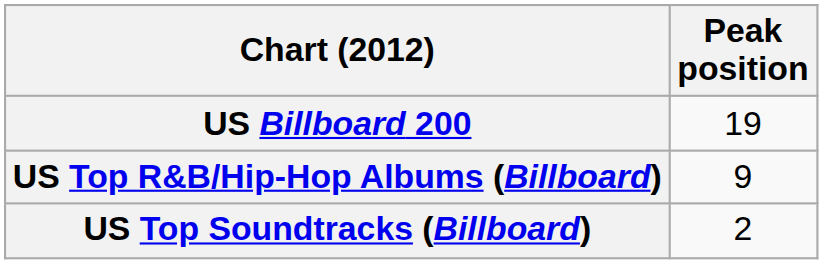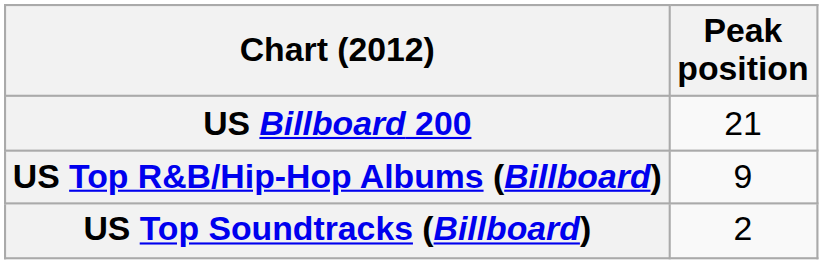(743, 122) 19 -> (743, 122) 21
